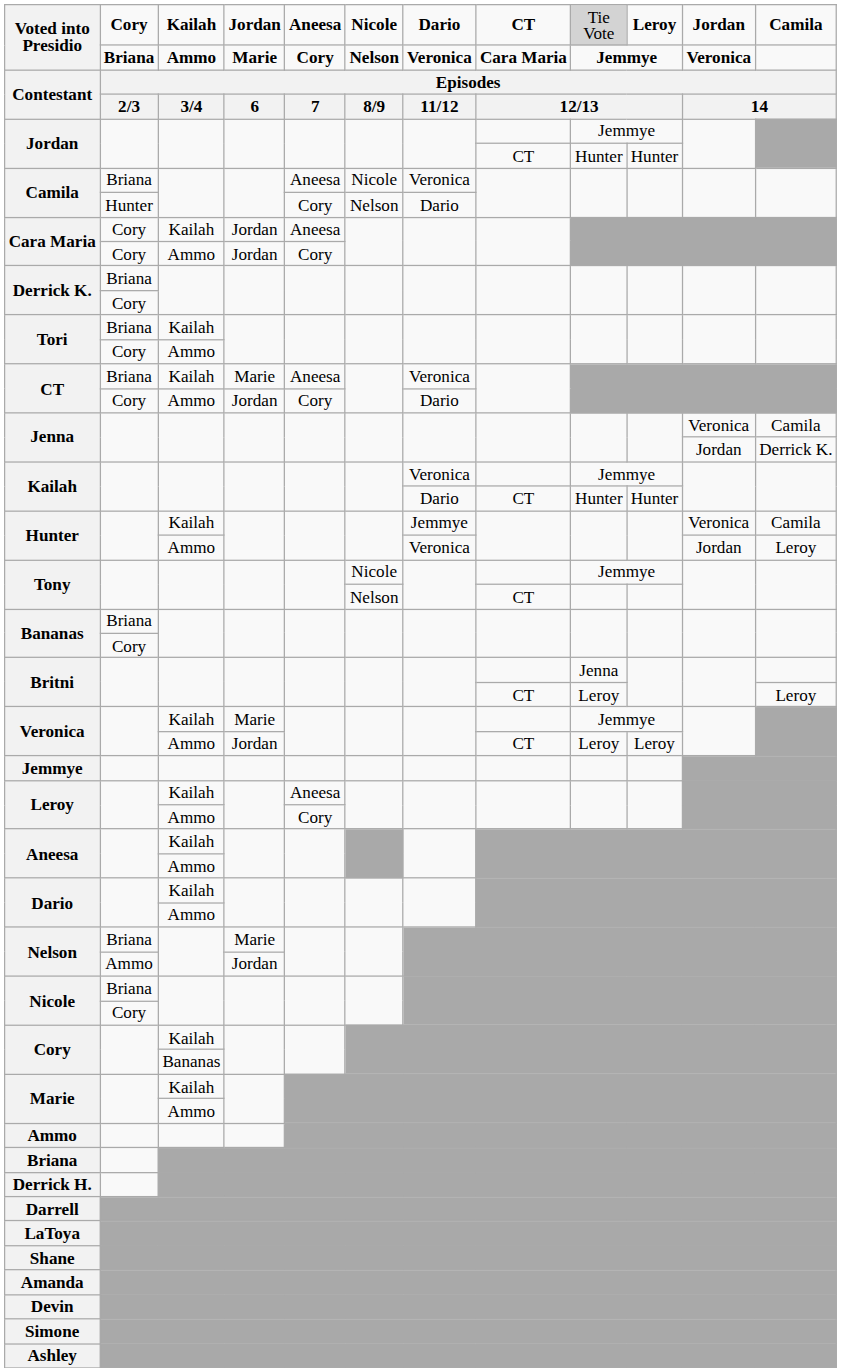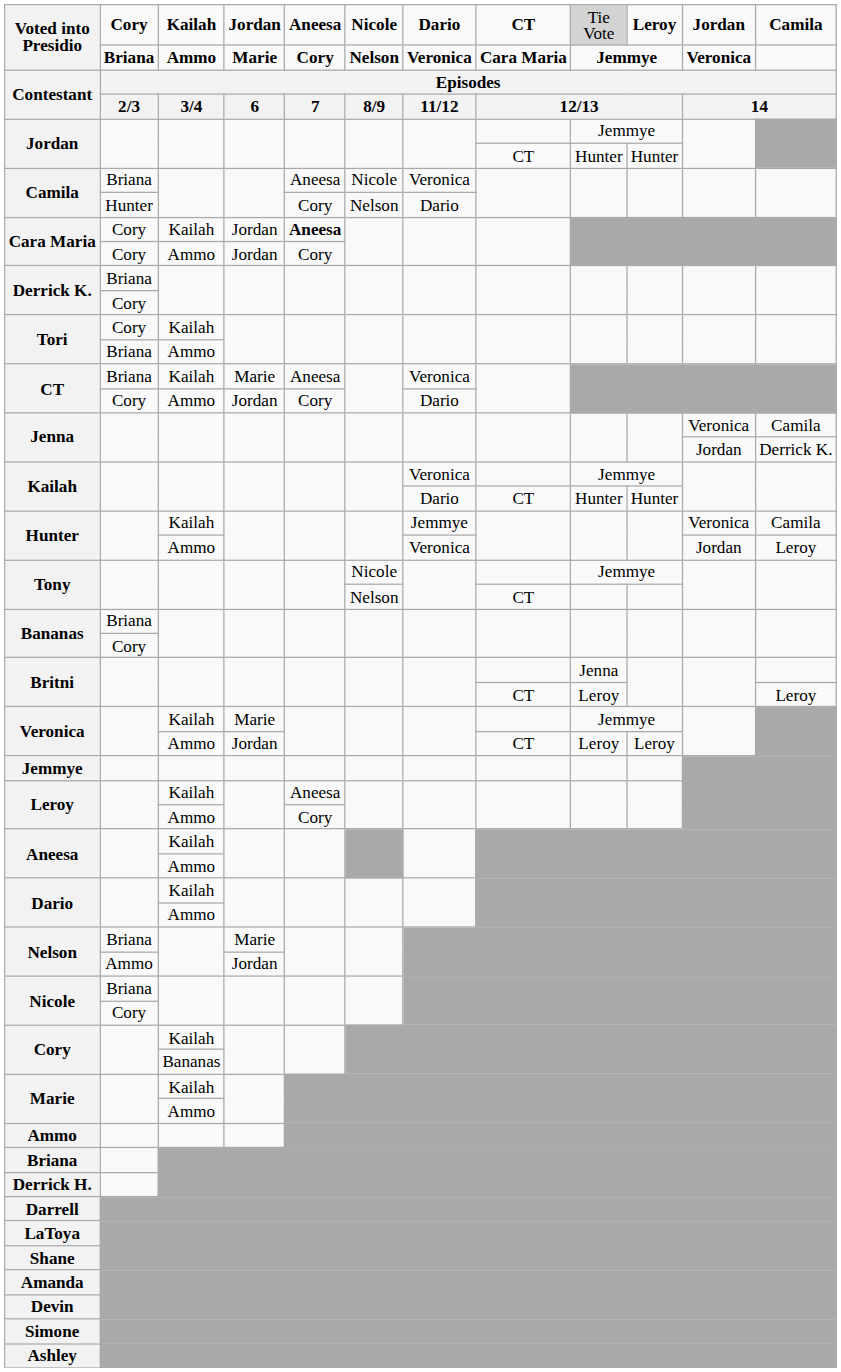(315, 229) normal -> (315, 229) bold
(129, 327) Briana -> (129, 327) Cory
(129, 351) Cory -> (129, 351) Briana
